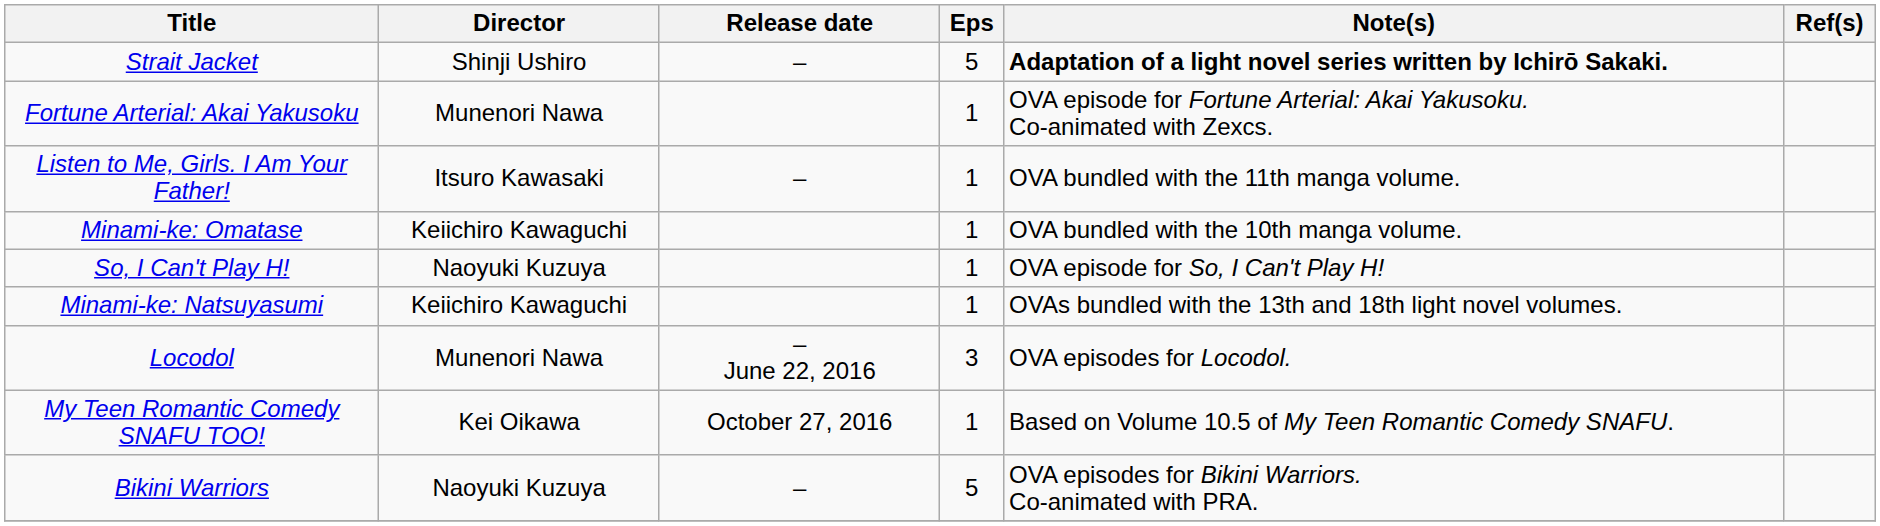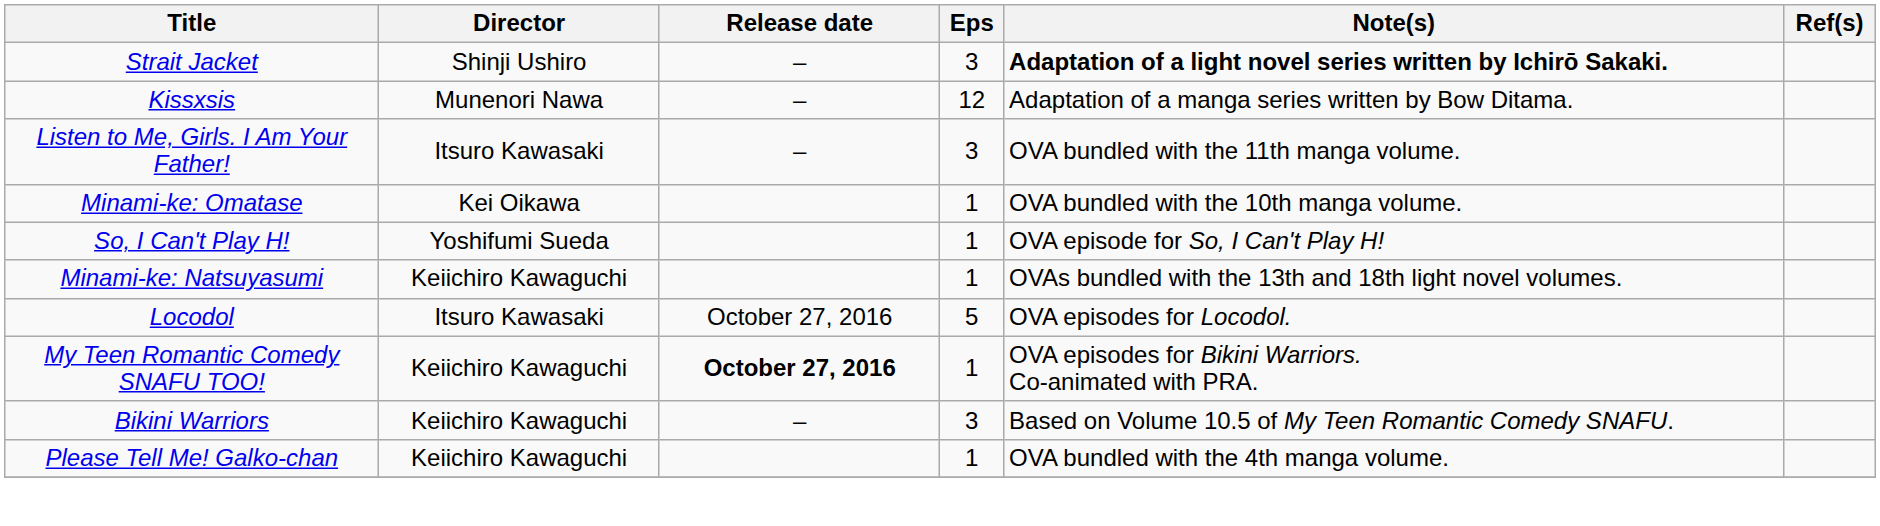(972, 61) 5 -> (972, 61) 3
+ row: (192, 99)
- row: (192, 113)
(972, 178) 1 -> (972, 151) 3
(519, 229) Keiichiro Kawaguchi -> (519, 202) Kei Oikawa
(519, 267) Naoyuki Kuzuya -> (519, 240) Yoshifumi Sueda
(519, 357) Munenori Nawa -> (519, 316) Itsuro Kawasaki
(800, 357) – June 22, 2016 -> (800, 316) October 27, 2016
(972, 357) 3 -> (972, 316) 5
(519, 422) Kei Oikawa -> (519, 368) Keiichiro Kawaguchi
(800, 422) normal -> (800, 368) bold
(1341, 422) Based on Volume 10.5 of My Teen Romantic Comedy SNAFU. -> (1185, 368) OVA episodes for Bikini Warriors. Co-animated with PRA.
(519, 487) Naoyuki Kuzuya -> (519, 420) Keiichiro Kawaguchi
(972, 487) 5 -> (972, 420) 3
(1185, 487) OVA episodes for Bikini Warriors. Co-animated with PRA. -> (1341, 420) Based on Volume 10.5 of My Teen Romantic Comedy SNAFU.
+ row: (192, 458)
